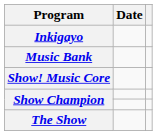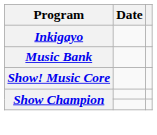- row: (59, 120)
